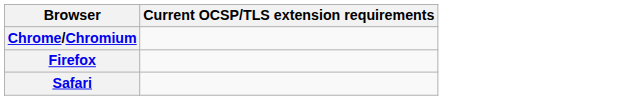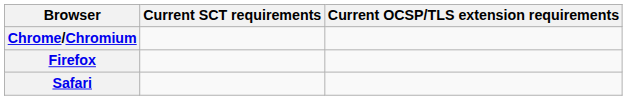+ column: (232, 15)
